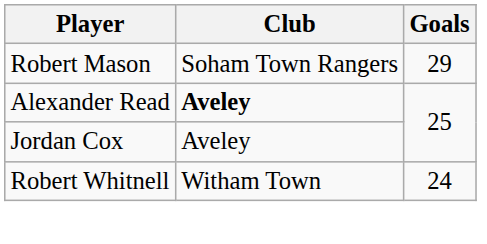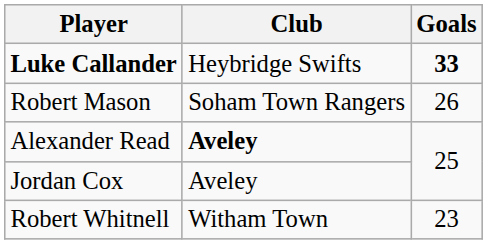+ row: (94, 63)
(440, 63) 29 -> (446, 102) 26
(440, 180) 24 -> (446, 219) 23
